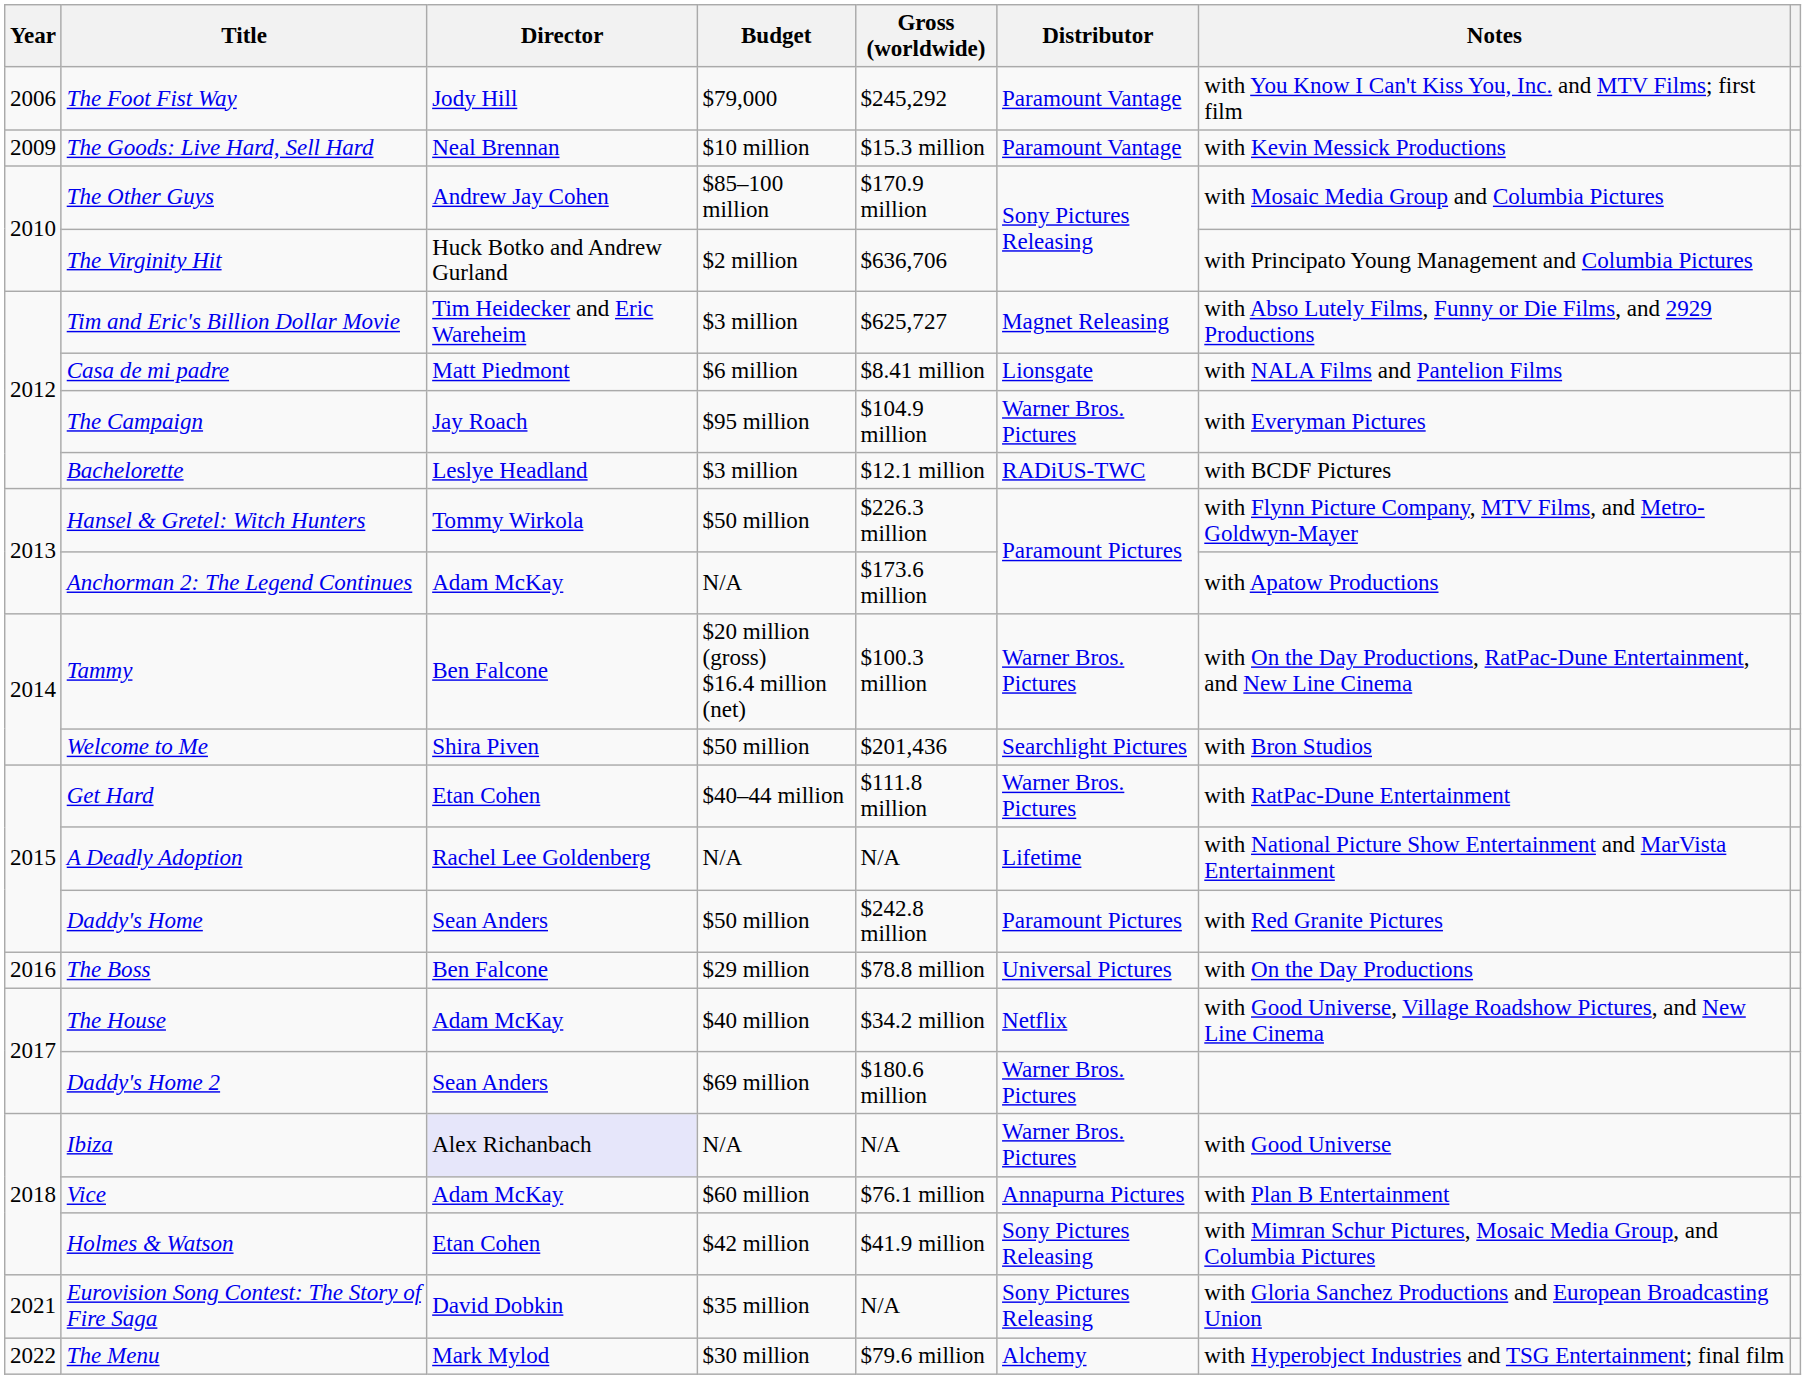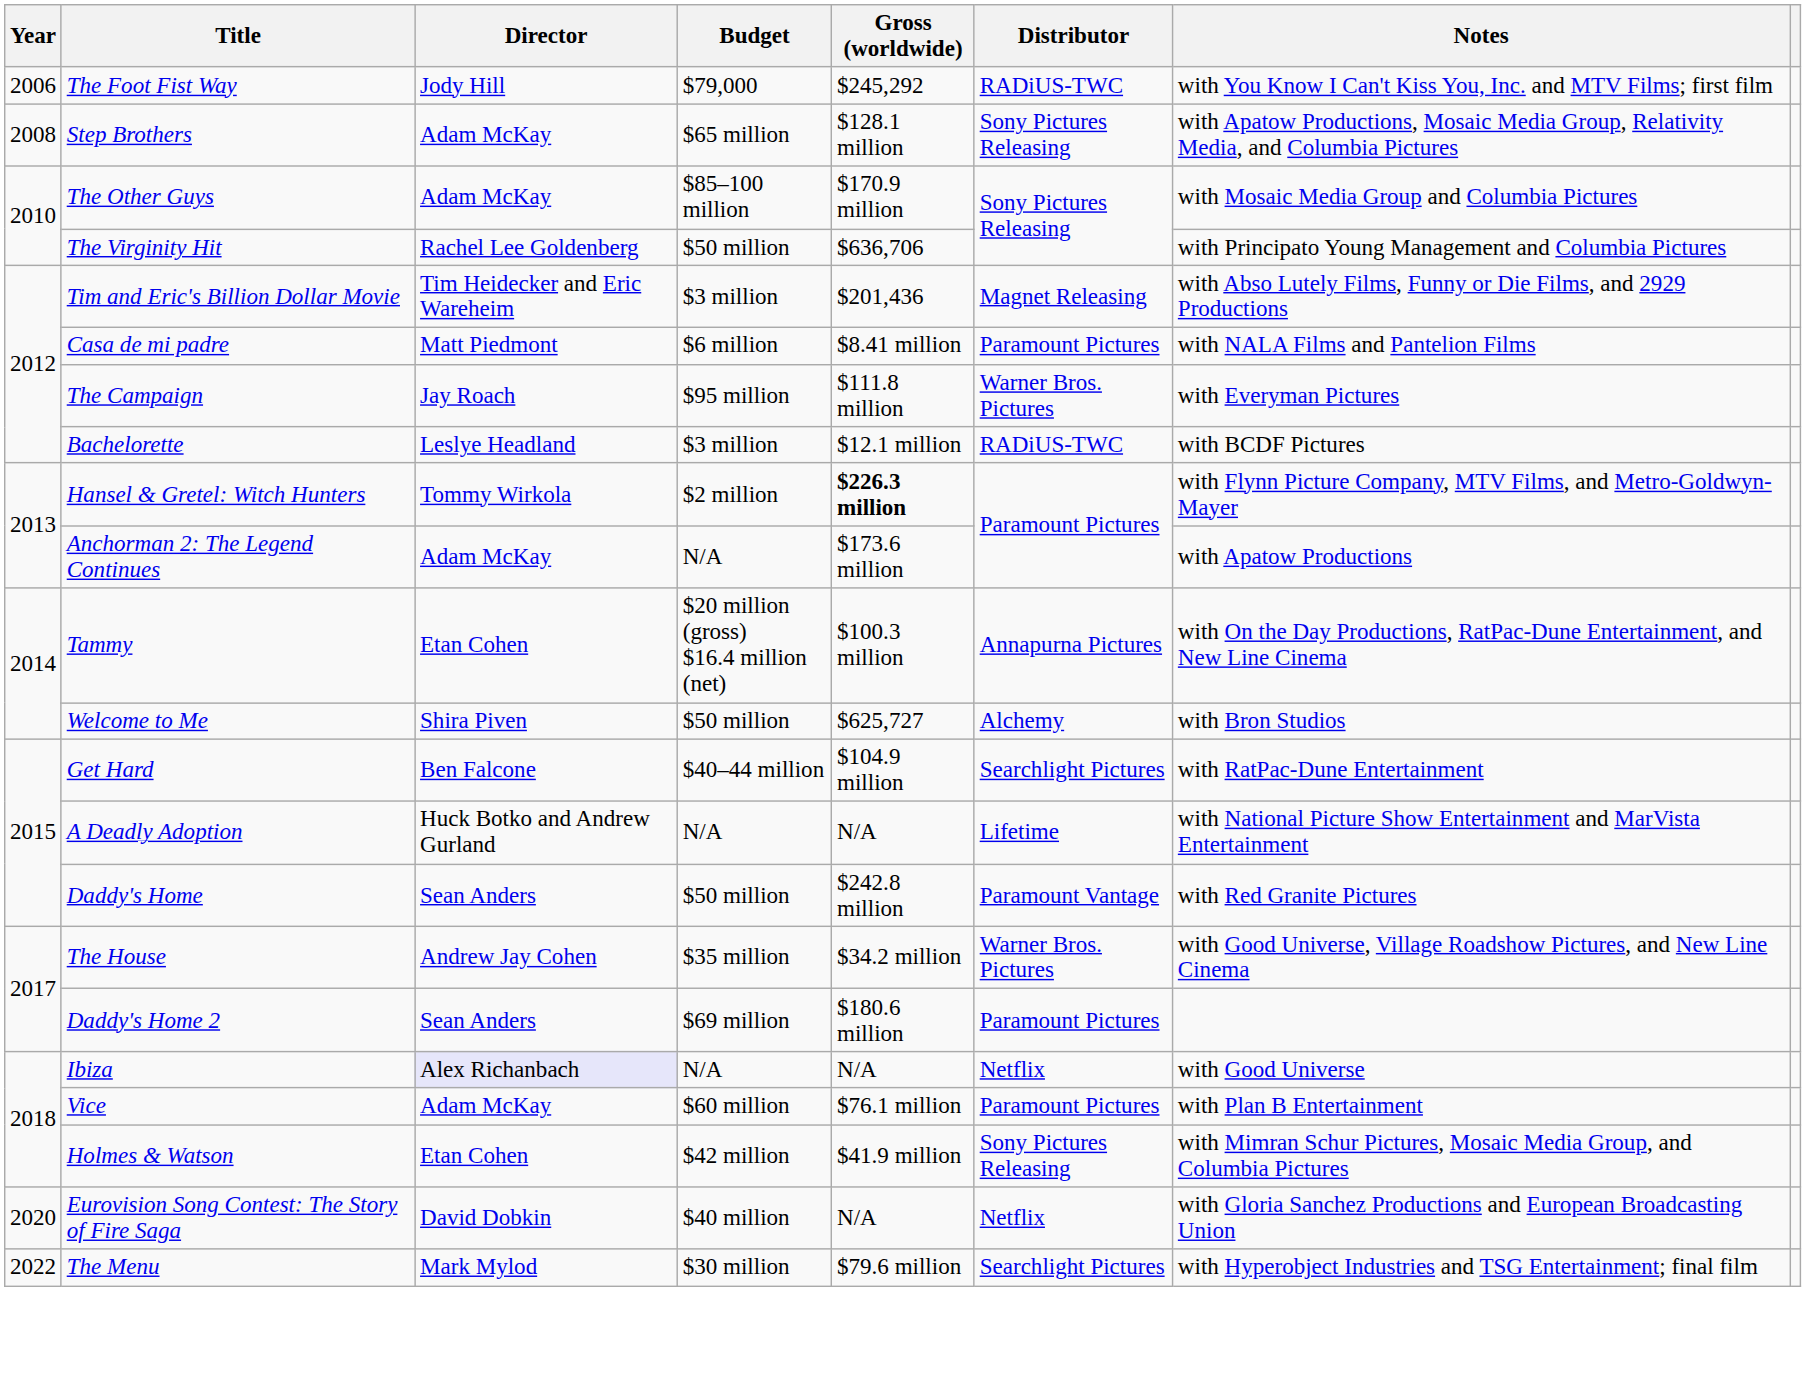(1092, 98) Paramount Vantage -> (1051, 85) RADiUS-TWC
+ row: (129, 134)
- row: (220, 147)
(520, 197) Andrew Jay Cohen -> (486, 197) Adam McKay
(547, 259) Huck Botko and Andrew Gurland -> (529, 246) Rachel Lee Goldenberg
(750, 259) $2 million -> (736, 246) $50 million
(904, 322) $625,727 -> (880, 296) $201,436
(1047, 371) Lionsgate -> (1070, 345) Paramount Pictures
(894, 421) $104.9 million -> (870, 395) $111.8 million
(756, 520) $50 million -> (730, 494) $2 million
(894, 520) normal -> (872, 494) bold
(490, 670) Ben Falcone -> (474, 645) Etan Cohen
(1063, 670) Warner Bros. Pictures -> (1071, 645) Annapurna Pictures
(904, 746) $201,436 -> (880, 720) $625,727
(1095, 746) Searchlight Pictures -> (1022, 720) Alchemy
(486, 795) Etan Cohen -> (478, 769) Ben Falcone
(894, 795) $111.8 million -> (870, 769) $104.9 million
(1063, 795) Warner Bros. Pictures -> (1072, 769) Searchlight Pictures
(541, 858) Rachel Lee Goldenberg -> (535, 832) Huck Botko and Andrew Gurland
(1092, 920) Paramount Pictures -> (1069, 894) Paramount Vantage
- row: (109, 970)
(498, 1019) Adam McKay -> (508, 957) Andrew Jay Cohen
(756, 1019) $40 million -> (736, 957) $35 million
(1035, 1019) Netflix -> (1041, 957) Warner Bros. Pictures
(1063, 1082) Warner Bros. Pictures -> (1070, 1019) Paramount Pictures
(1063, 1144) Warner Bros. Pictures -> (1012, 1069) Netflix
(1093, 1194) Annapurna Pictures -> (1070, 1105) Paramount Pictures
(33, 1306) 2021 -> (33, 1217) 2020
(756, 1306) $35 million -> (736, 1217) $40 million
(1066, 1306) Sony Pictures Releasing -> (1012, 1217) Netflix
(1044, 1355) Alchemy -> (1072, 1267) Searchlight Pictures
